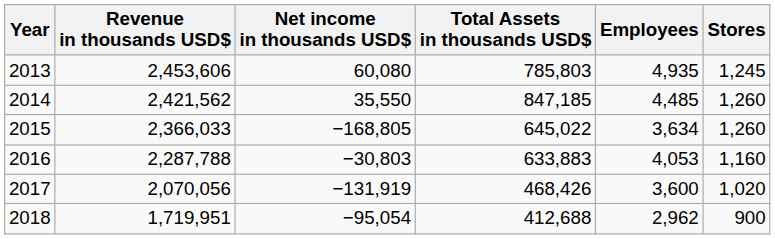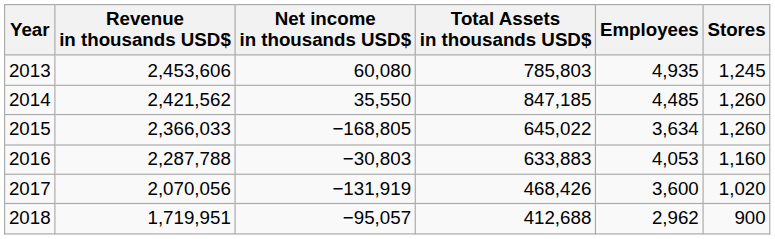(377, 218) −95,054 -> (377, 218) −95,057
